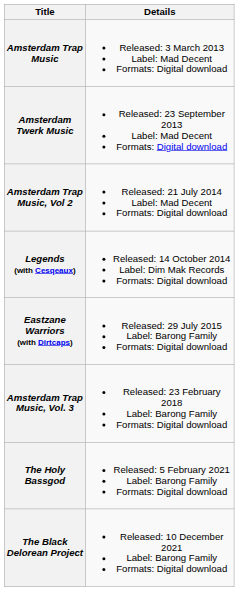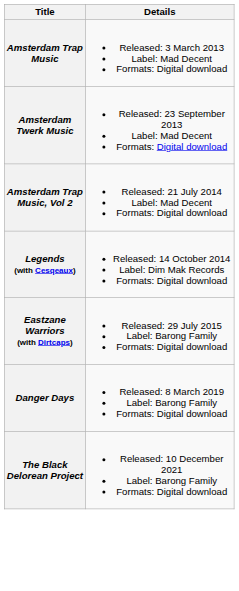- row: (45, 403)
+ row: (45, 398)
- row: (45, 475)
